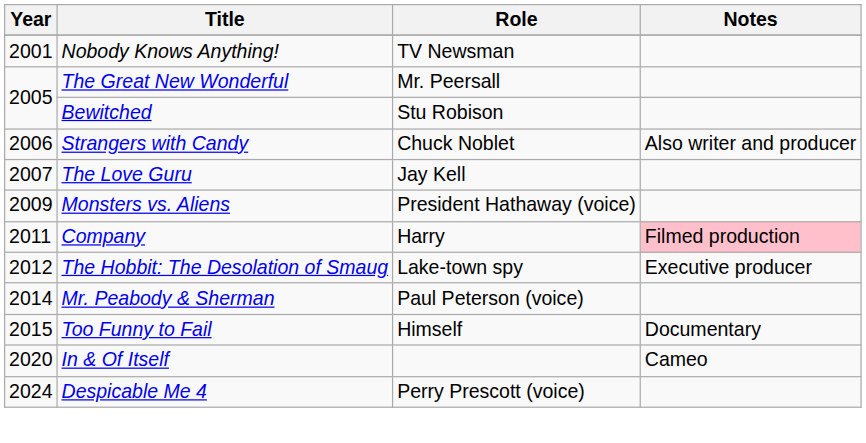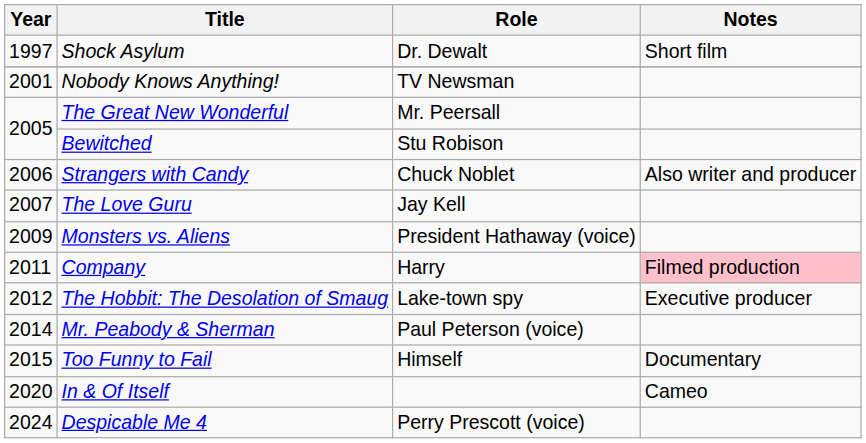+ row: (123, 50)
